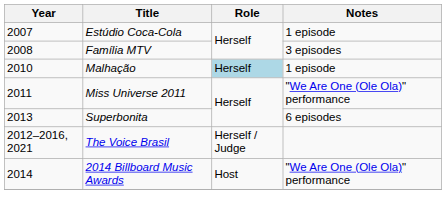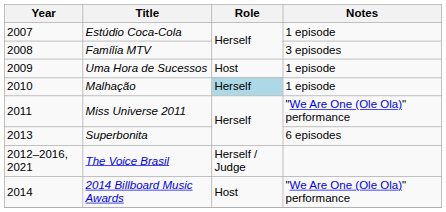+ row: (146, 68)
